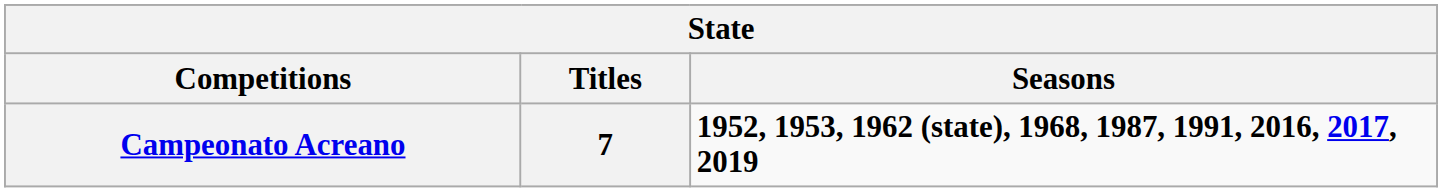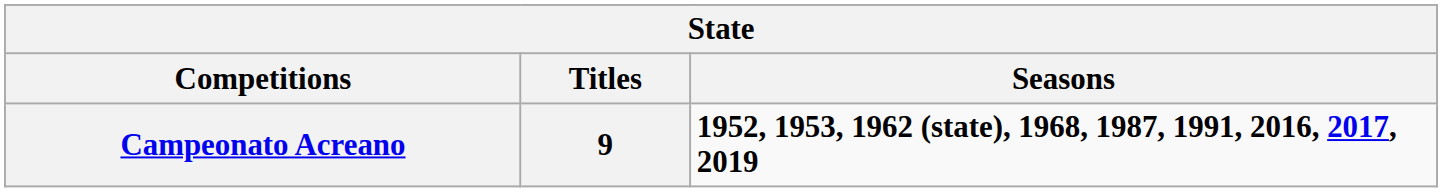(605, 144) 7 -> (605, 144) 9
